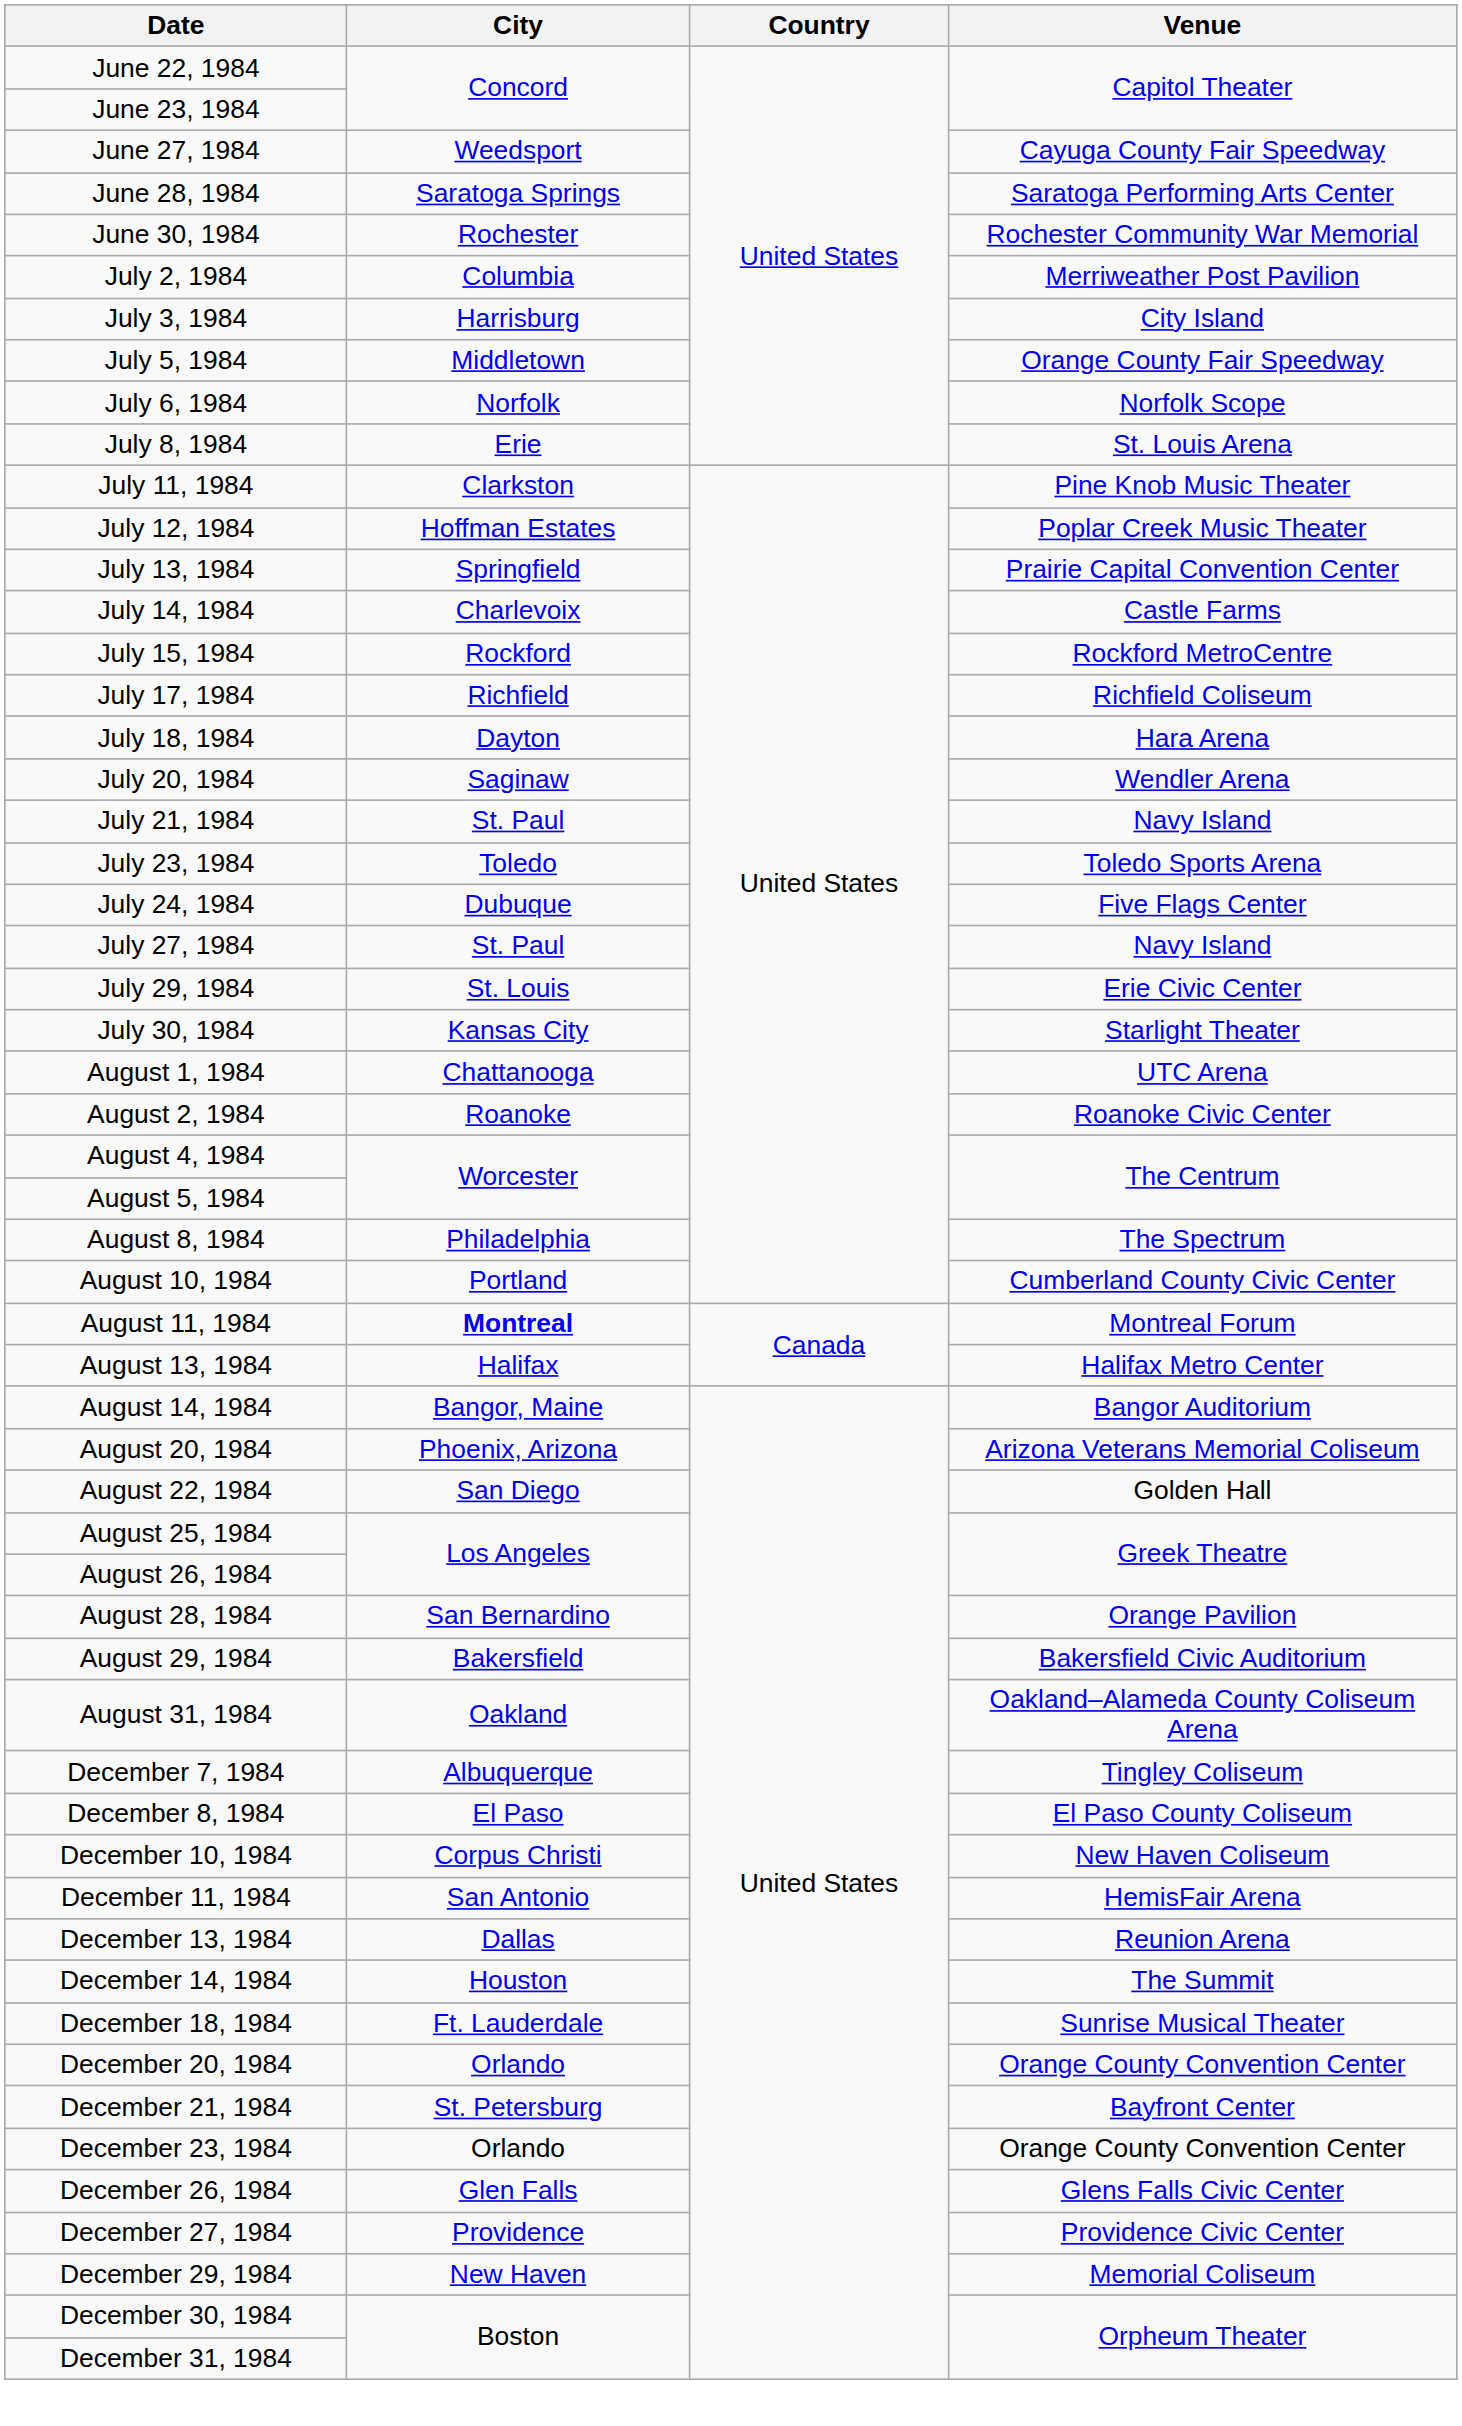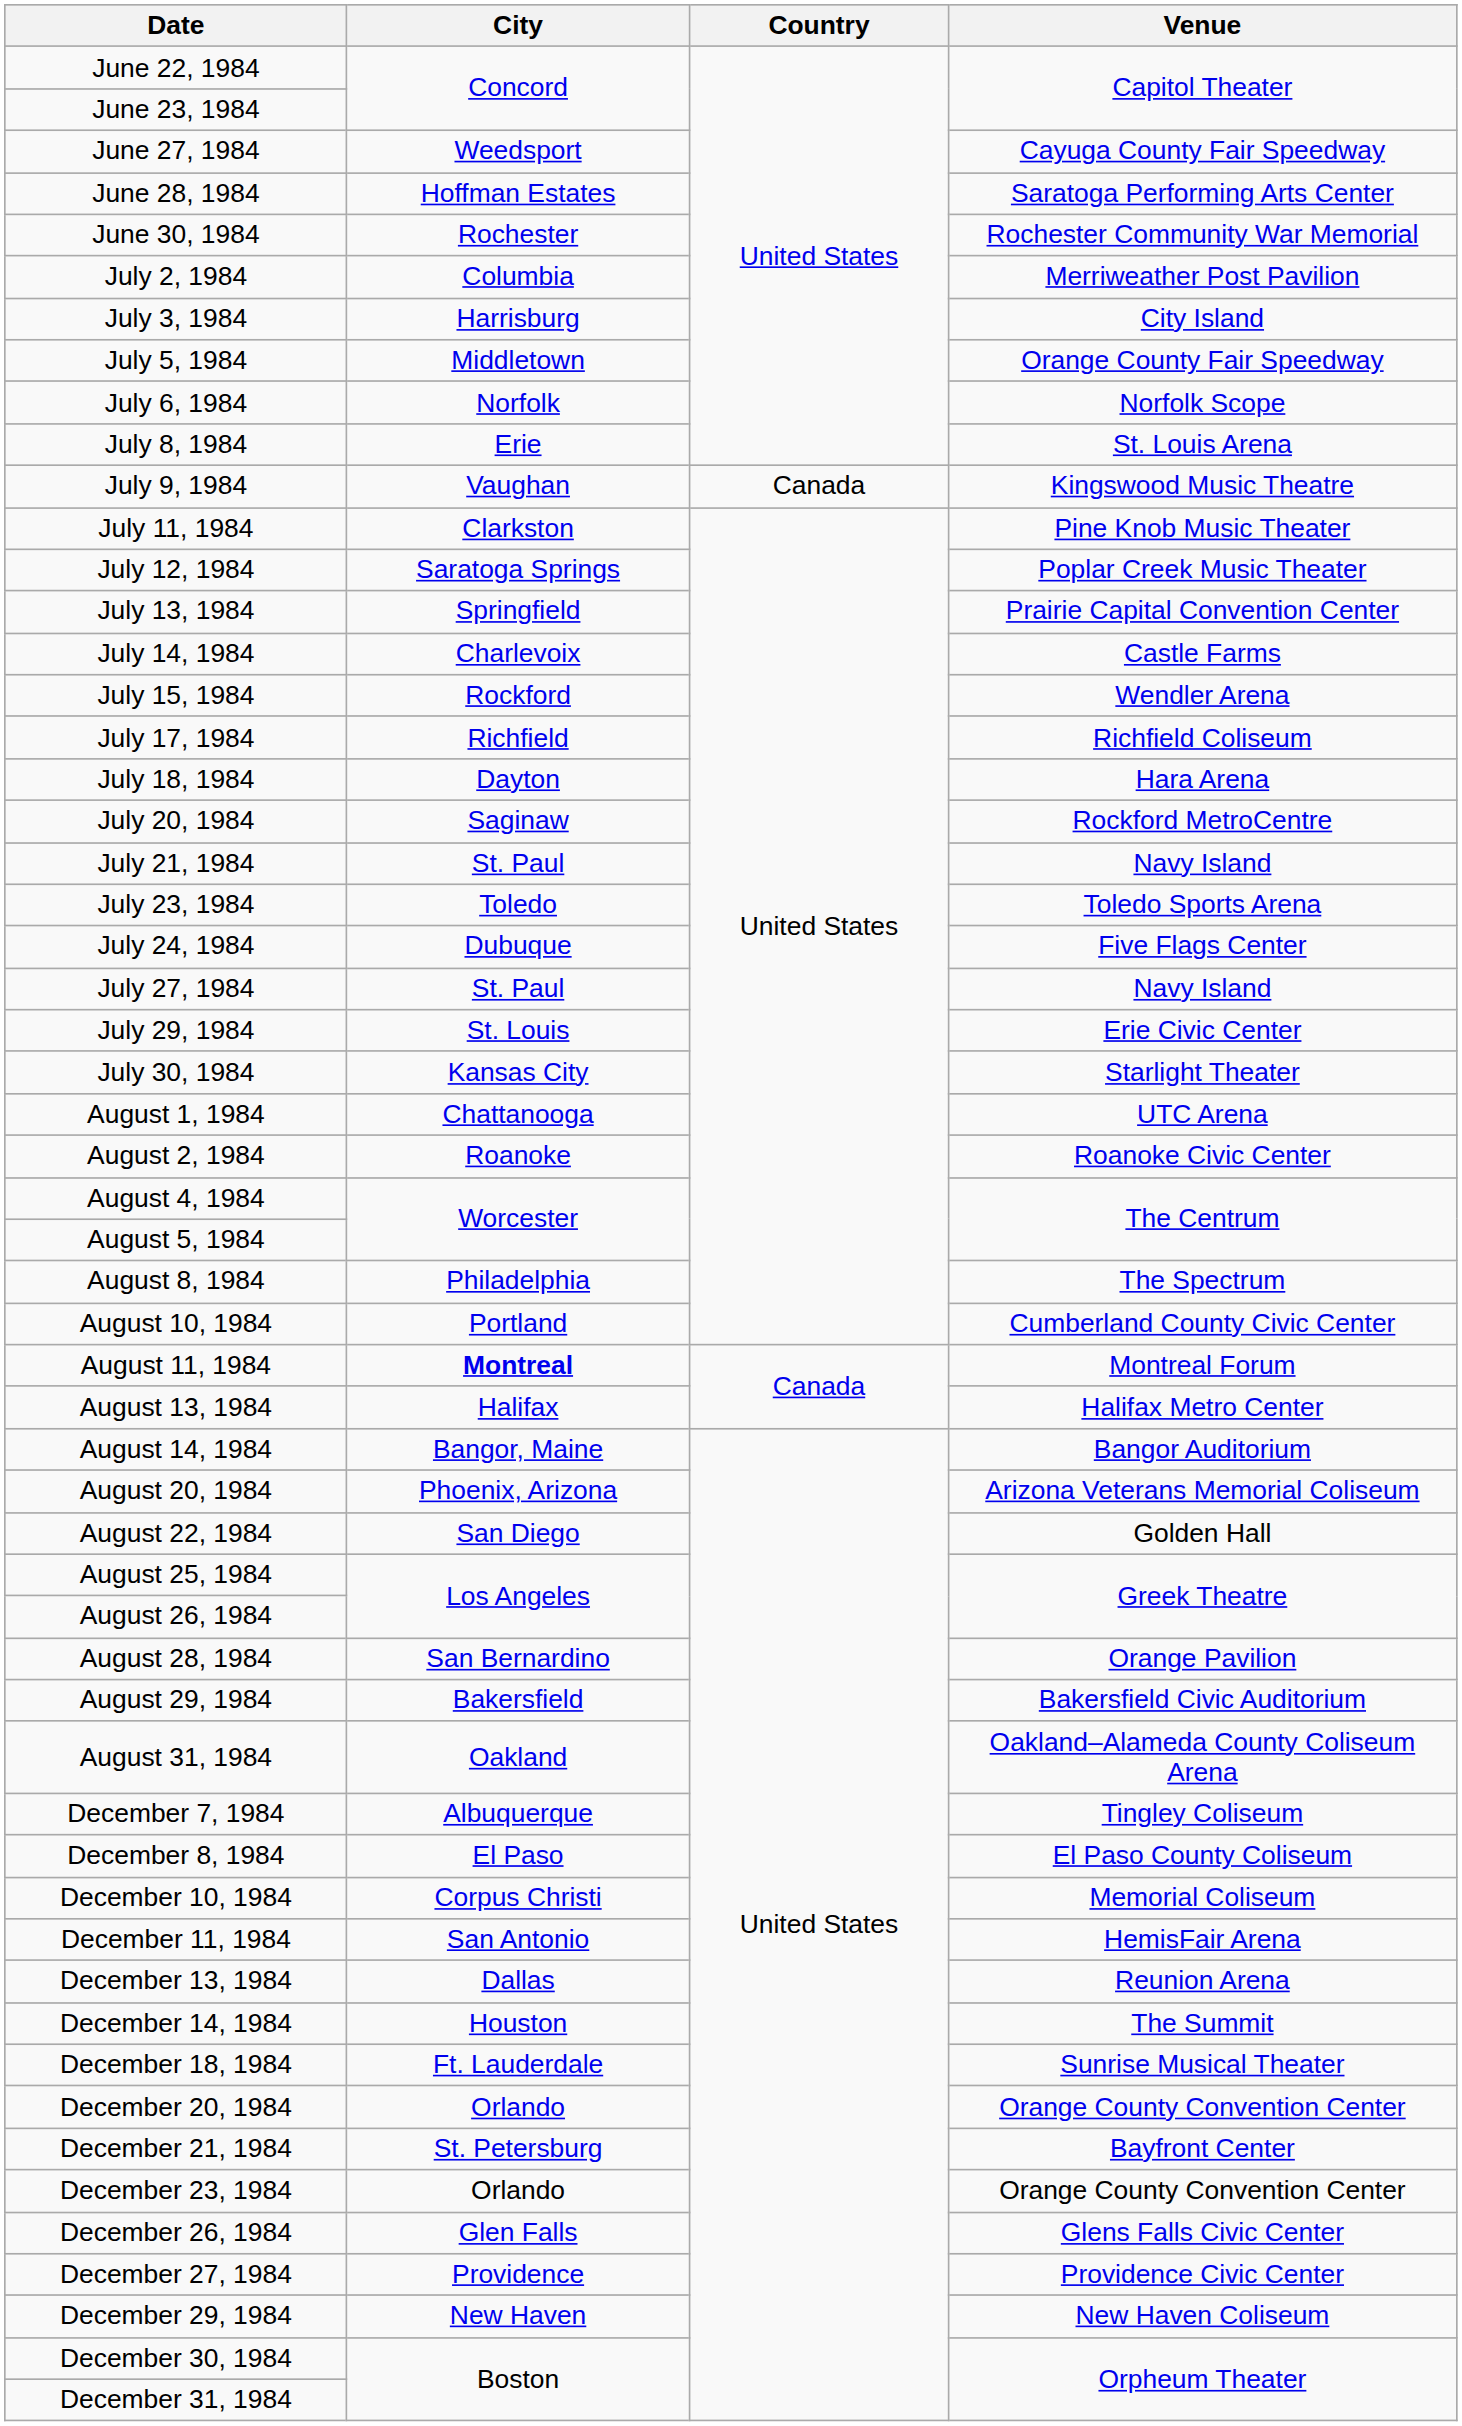(518, 192) Saratoga Springs -> (518, 192) Hoffman Estates
+ row: (176, 485)
(518, 527) Hoffman Estates -> (518, 569) Saratoga Springs
(1202, 653) Rockford MetroCentre -> (1202, 695) Wendler Arena
(1202, 779) Wendler Arena -> (1202, 820) Rockford MetroCentre
(1202, 1855) New Haven Coliseum -> (1202, 1897) Memorial Coliseum
(1202, 2274) Memorial Coliseum -> (1202, 2316) New Haven Coliseum
